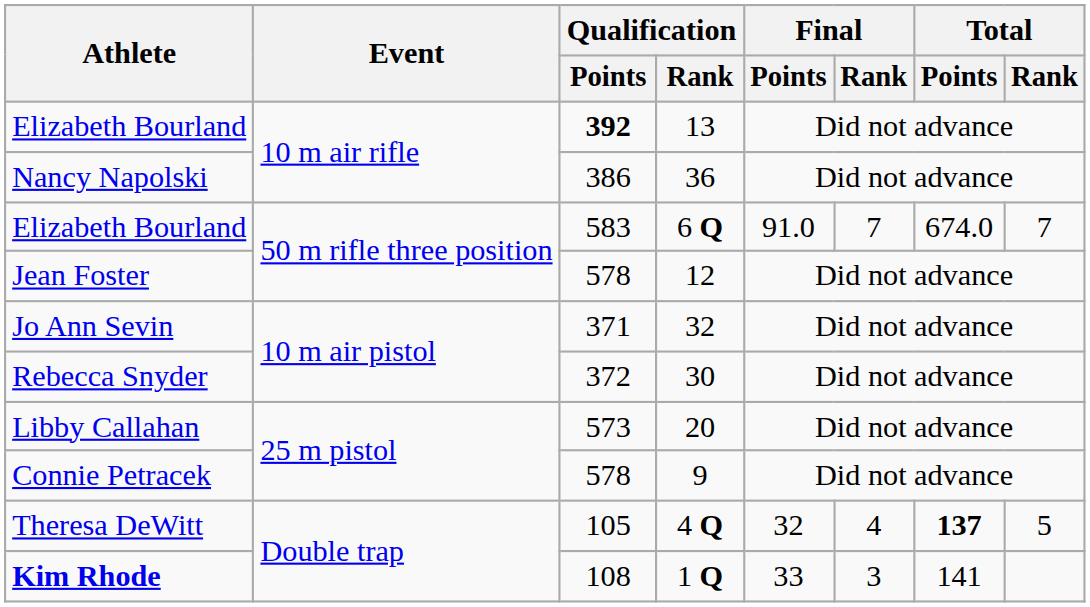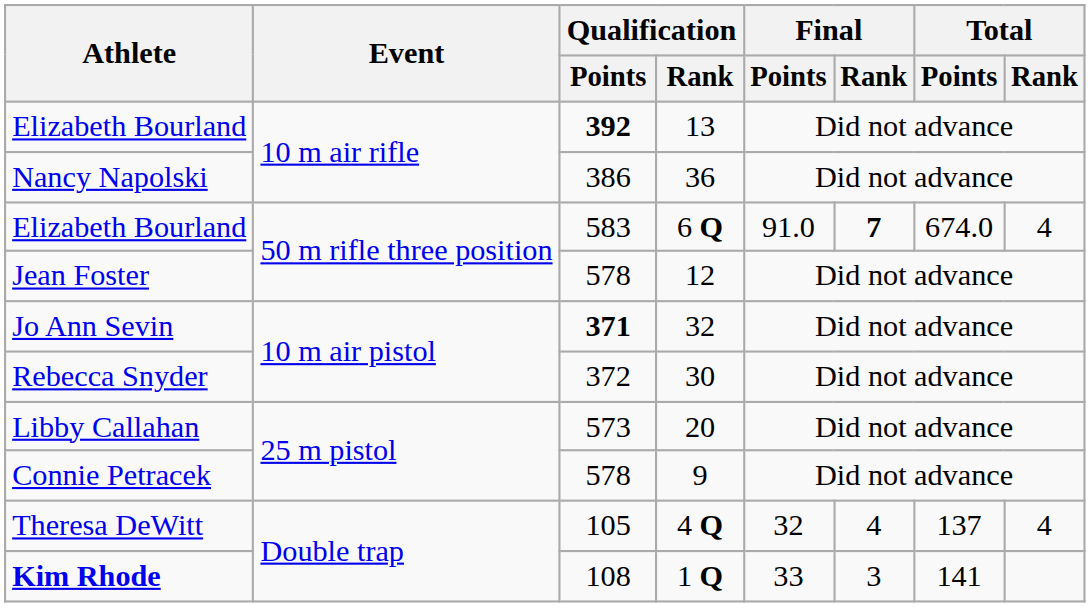(874, 226) normal -> (874, 226) bold
(1044, 226) 7 -> (1044, 226) 4
(608, 326) normal -> (608, 326) bold
(959, 525) bold -> (959, 525) normal
(1044, 525) 5 -> (1044, 525) 4
